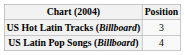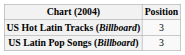(161, 43) 4 -> (161, 43) 3
